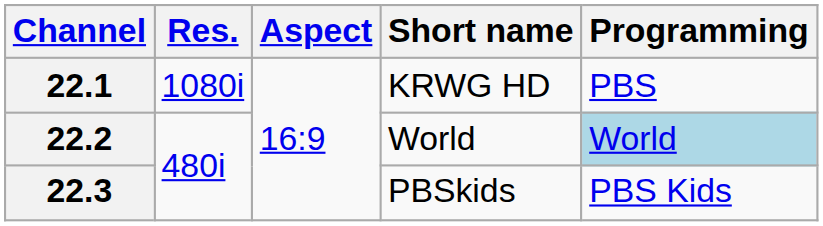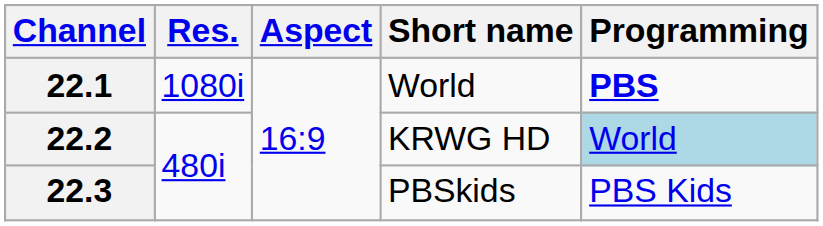(469, 84) KRWG HD -> (432, 84) World
(623, 84) normal -> (624, 84) bold
(432, 138) World -> (469, 138) KRWG HD
